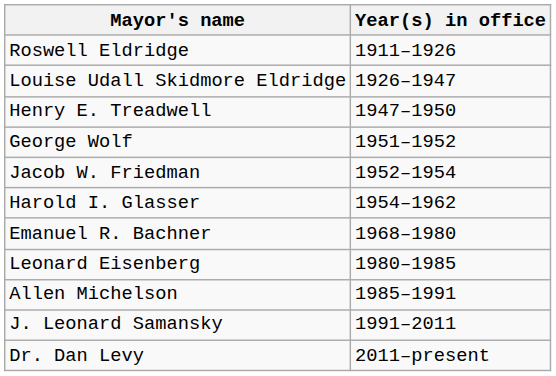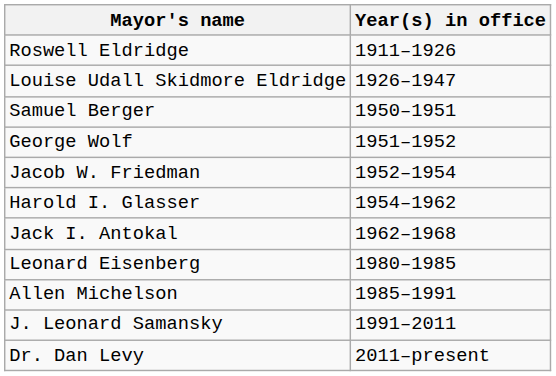- row: (110, 112)
+ row: (82, 112)
+ row: (93, 234)
- row: (110, 234)
